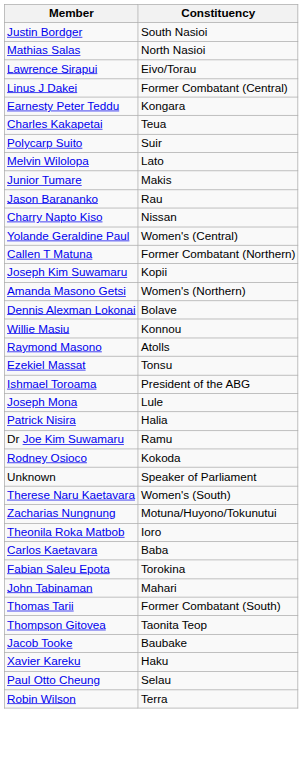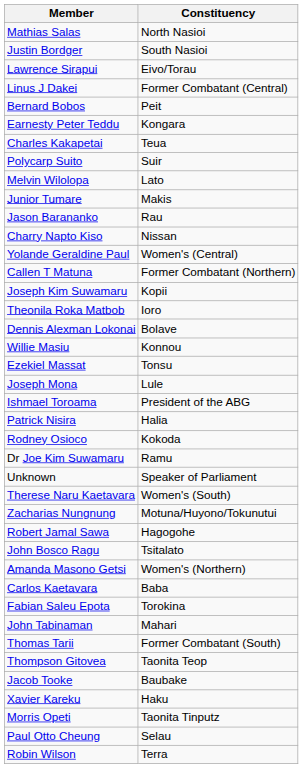rows swapped: (44, 50) <-> (45, 32)
+ row: (46, 106)
rows swapped: (66, 532) <-> (66, 291)
- row: (54, 347)
rows swapped: (52, 384) <-> (42, 402)
rows swapped: (47, 458) <-> (65, 439)
+ row: (58, 532)
+ row: (53, 550)
+ row: (39, 717)
